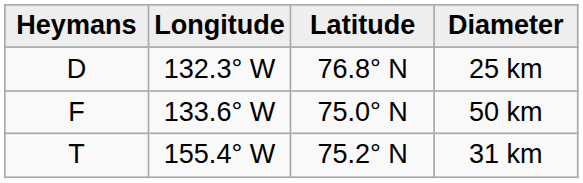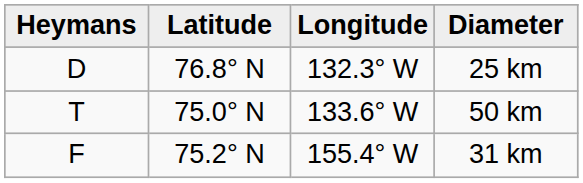columns swapped: (363, 25) <-> (220, 25)
(76, 111) F -> (76, 111) T
(76, 154) T -> (76, 154) F
